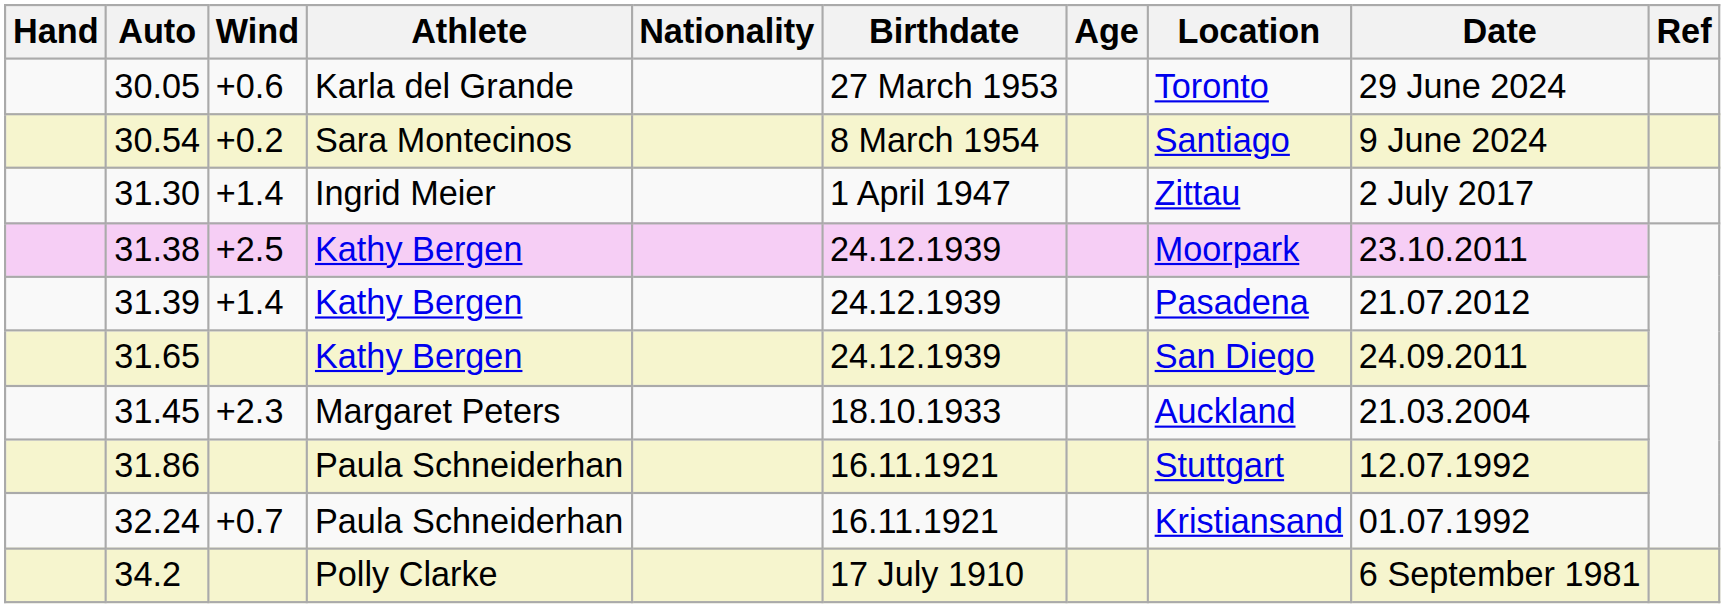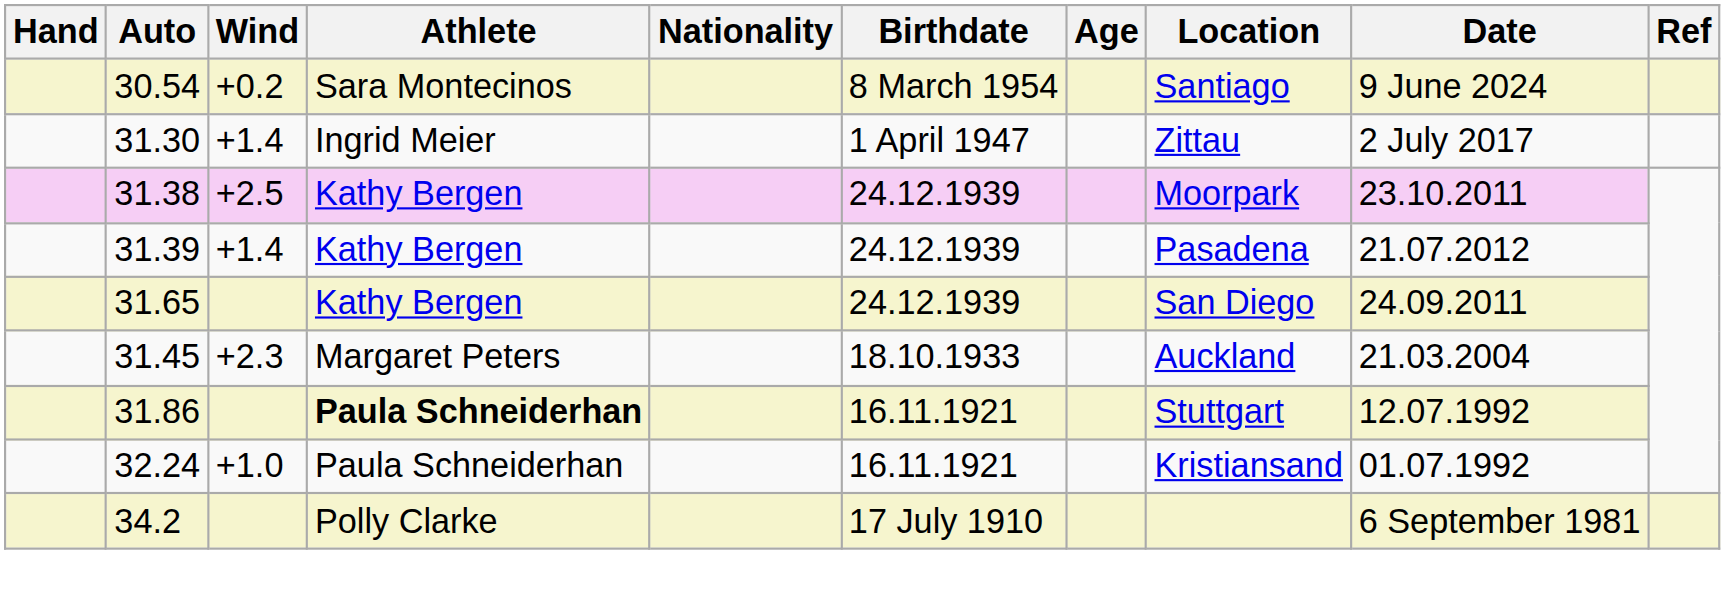- row: (157, 85)
(469, 466) normal -> (479, 411) bold
(250, 520) +0.7 -> (250, 466) +1.0
